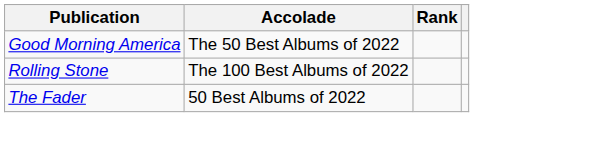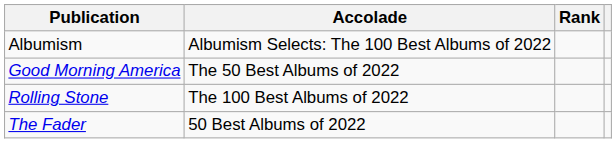+ row: (45, 44)
